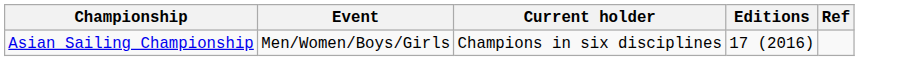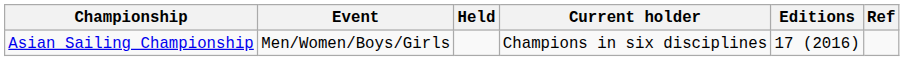+ column: (476, 17)
